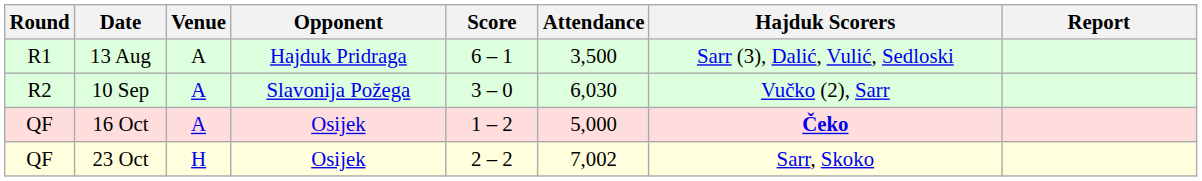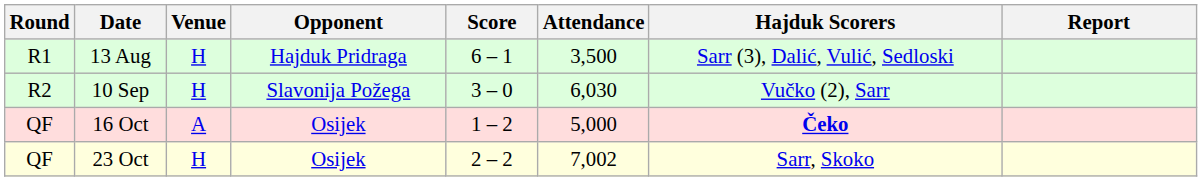(199, 56) A -> (199, 56) H
(199, 90) A -> (199, 90) H
